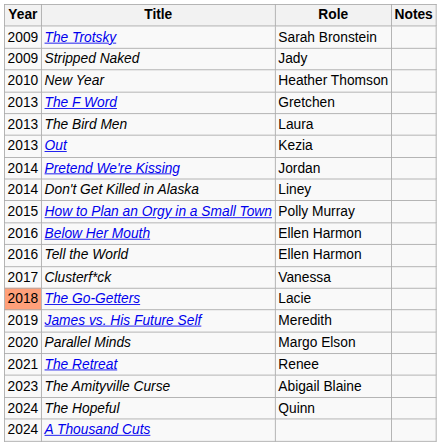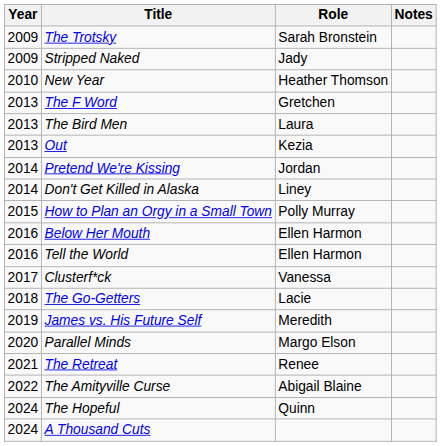(23, 299) lightsalmon background -> (23, 299) no background
(23, 386) 2023 -> (23, 386) 2022
